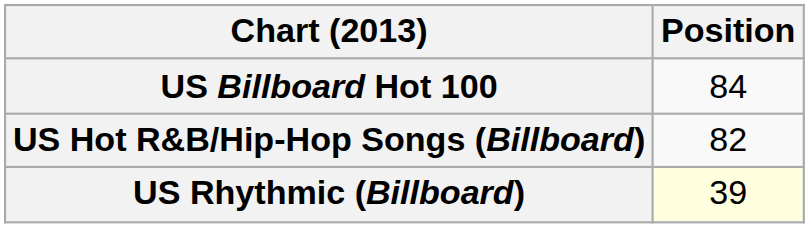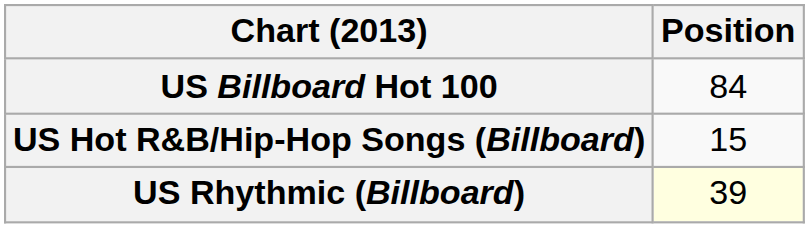(728, 139) 82 -> (728, 139) 15
